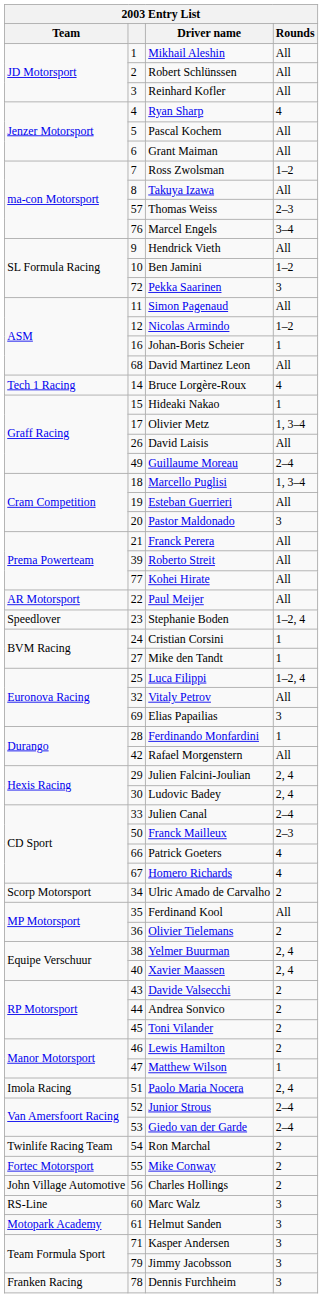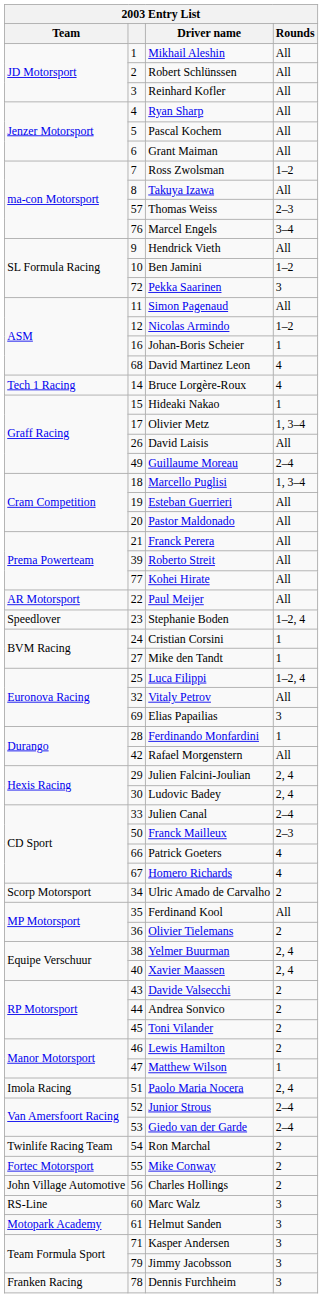(279, 111) 4 -> (283, 111) All
(283, 365) All -> (279, 365) 4
(279, 521) 3 -> (283, 521) All
